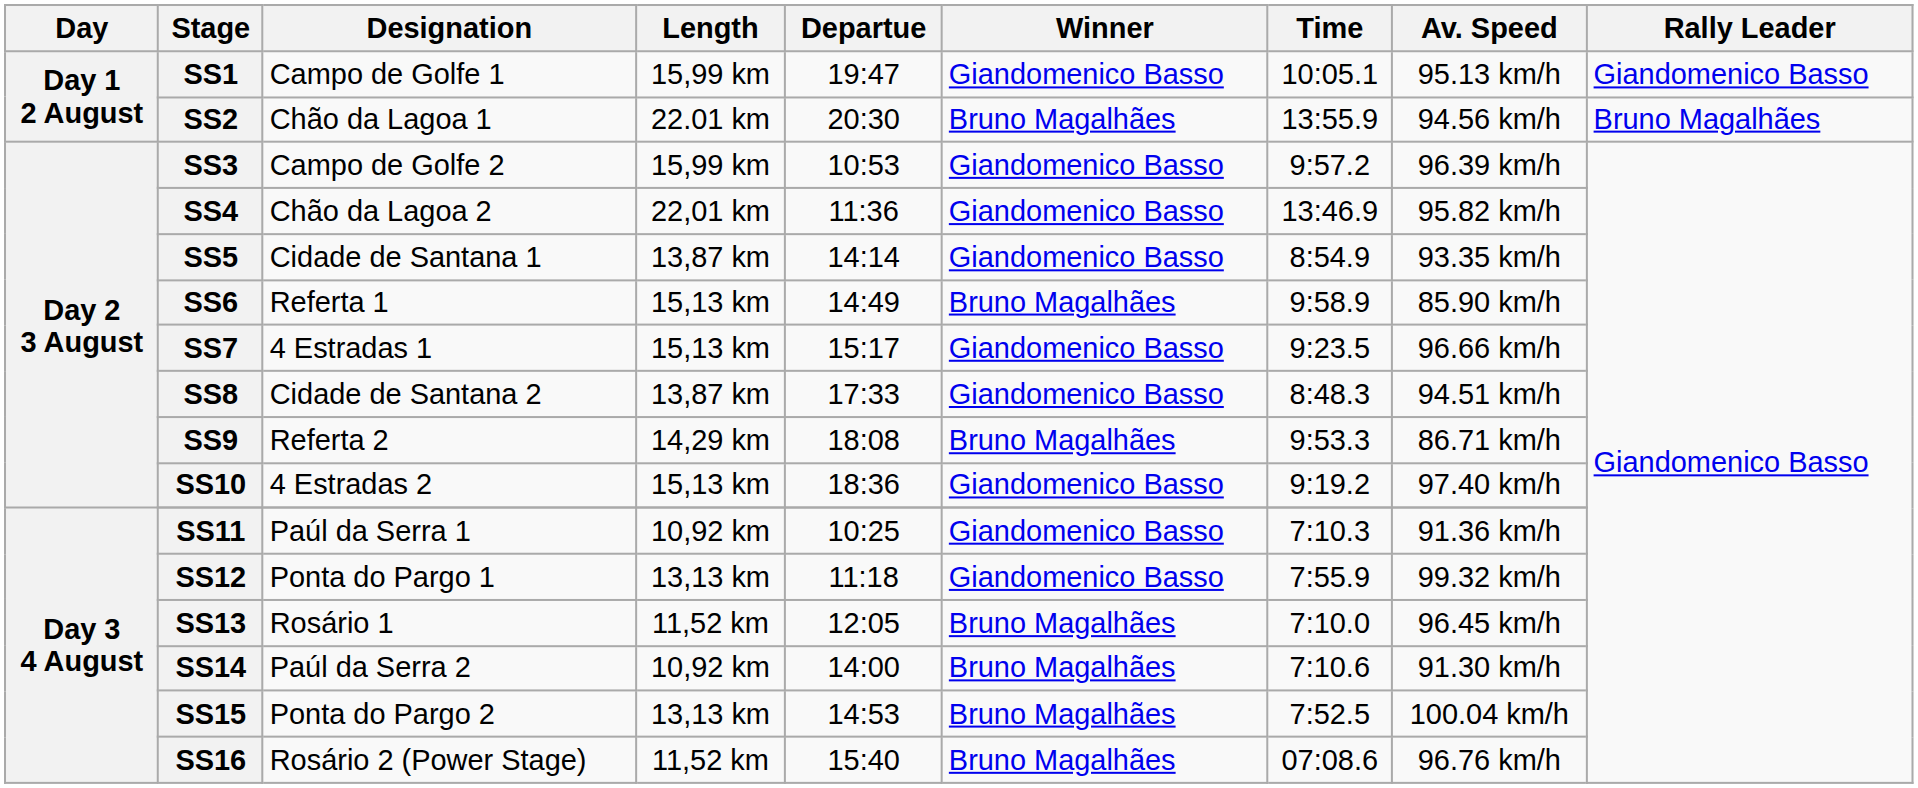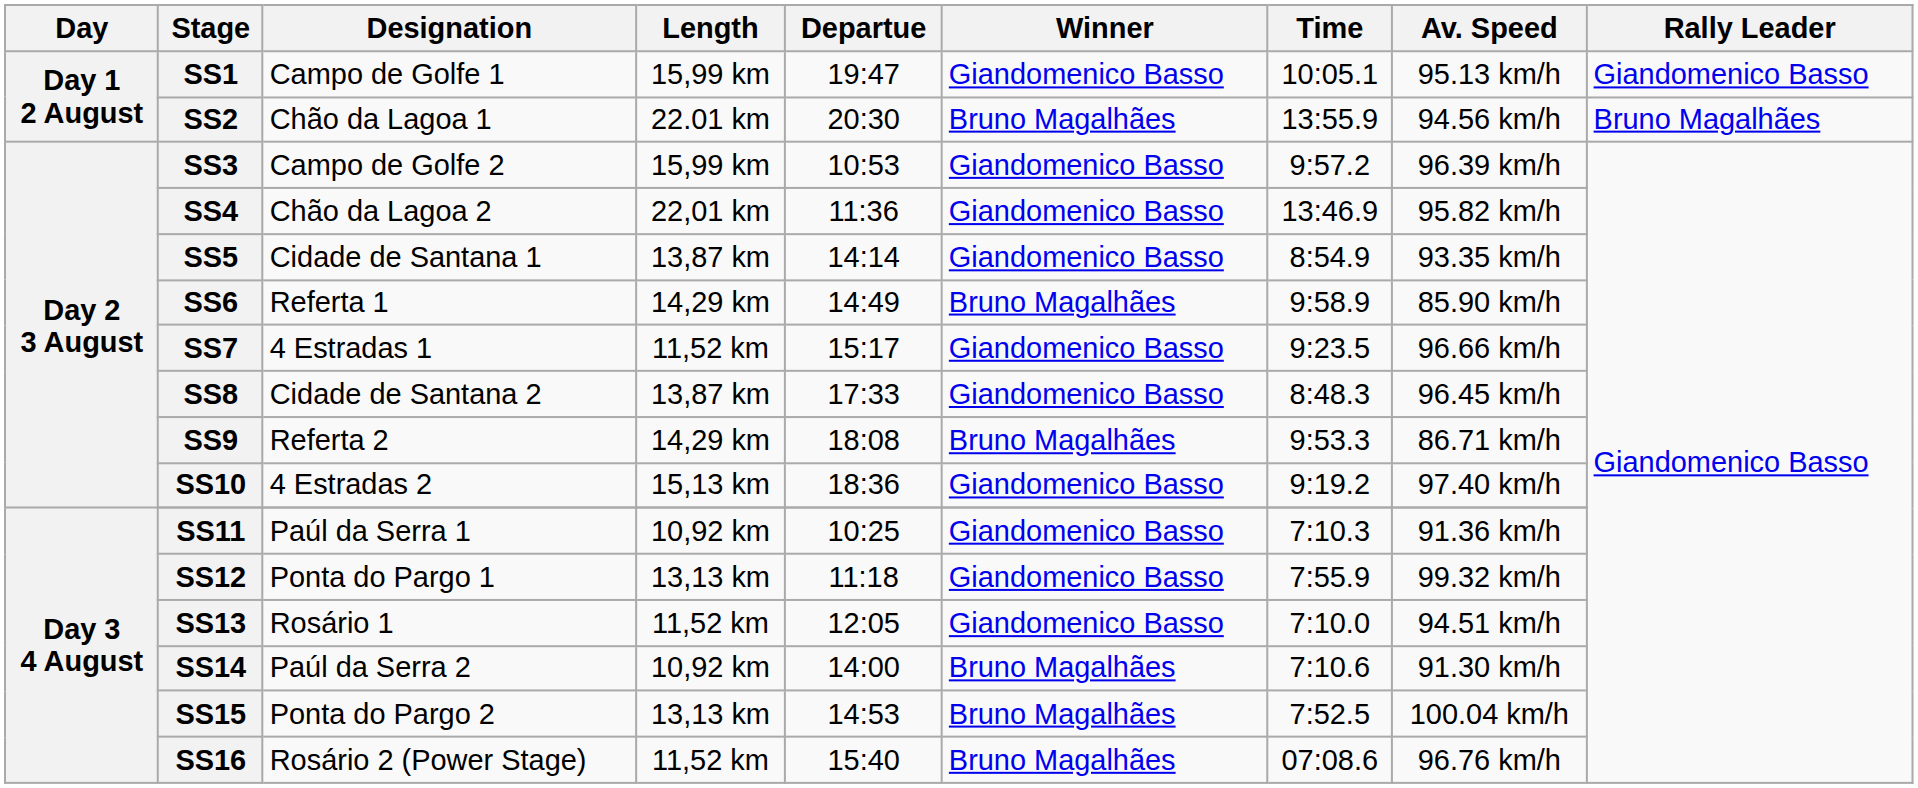(710, 303) 15,13 km -> (710, 303) 14,29 km
(710, 348) 15,13 km -> (710, 348) 11,52 km
(1489, 394) 94.51 km/h -> (1489, 394) 96.45 km/h
(1062, 623) Bruno Magalhães -> (1086, 623) Giandomenico Basso
(1489, 623) 96.45 km/h -> (1489, 623) 94.51 km/h
